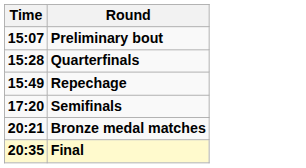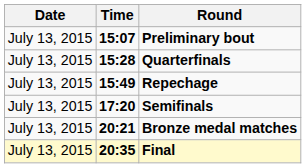+ column: (50, 15)
